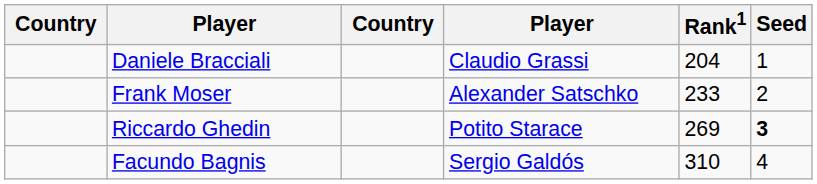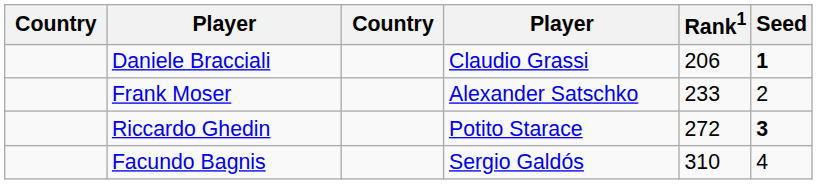(702, 60) 204 -> (702, 60) 206
(762, 60) normal -> (762, 60) bold
(702, 128) 269 -> (702, 128) 272
